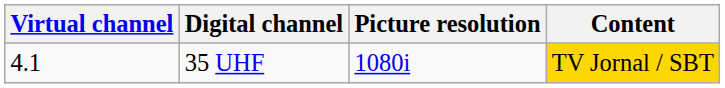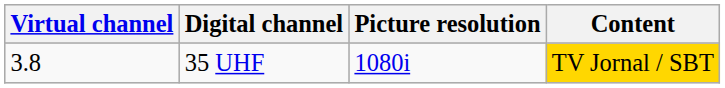(26, 62) 4.1 -> (26, 62) 3.8
